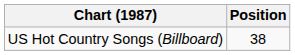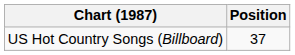(258, 38) 38 -> (258, 38) 37
